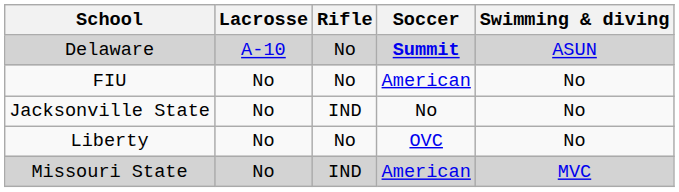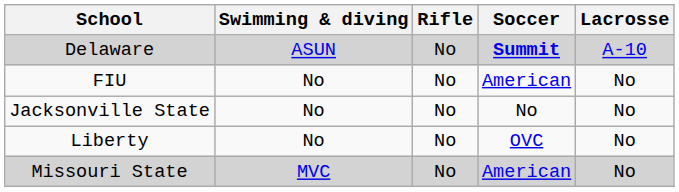columns swapped: (263, 20) <-> (575, 20)
(345, 111) IND -> (445, 111) No
(345, 171) IND -> (445, 171) No
